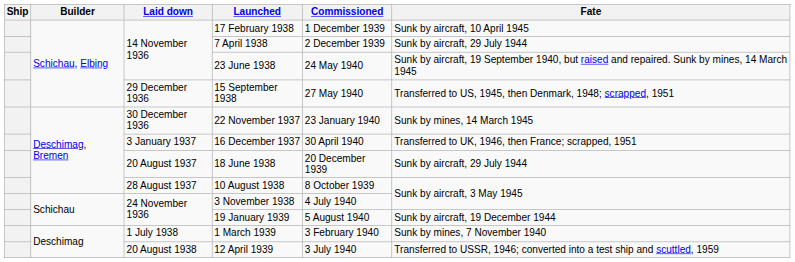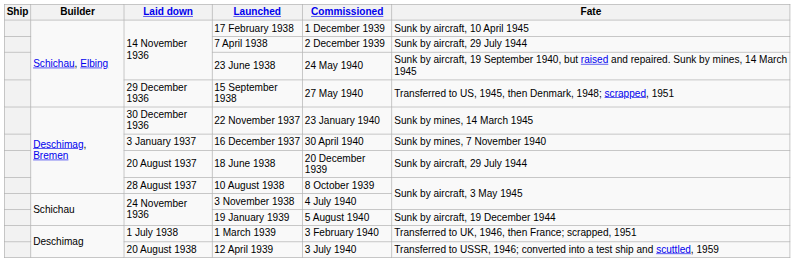(515, 142) Transferred to UK, 1946, then France; scrapped, 1951 -> (470, 142) Sunk by mines, 7 November 1940
(470, 233) Sunk by mines, 7 November 1940 -> (515, 233) Transferred to UK, 1946, then France; scrapped, 1951
